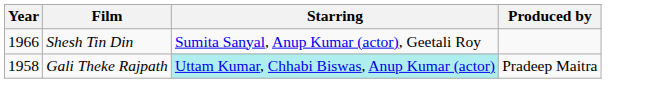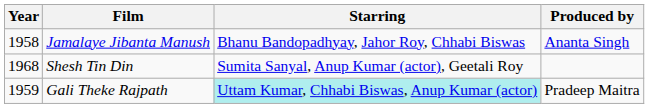+ row: (128, 41)
(24, 41) 1966 -> (24, 66) 1968
(24, 66) 1958 -> (24, 90) 1959
